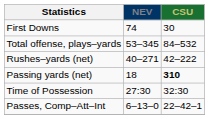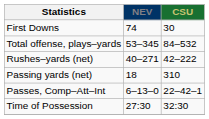(172, 75) bold -> (172, 75) normal
rows swapped: (56, 106) <-> (50, 91)
